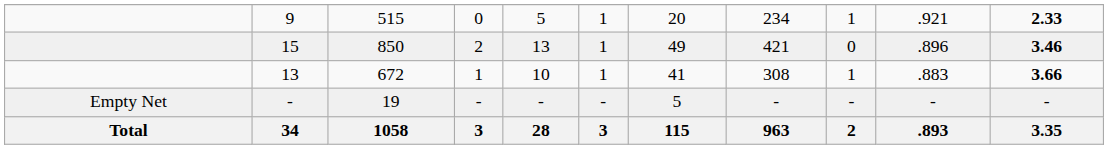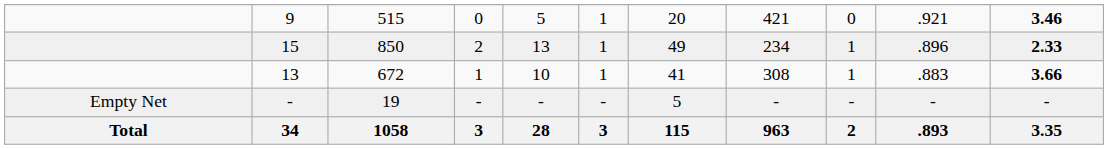(776, 18) 234 -> (776, 18) 421
(851, 18) 1 -> (851, 18) 0
(1047, 18) 2.33 -> (1047, 18) 3.46
(776, 46) 421 -> (776, 46) 234
(851, 46) 0 -> (851, 46) 1
(1047, 46) 3.46 -> (1047, 46) 2.33
